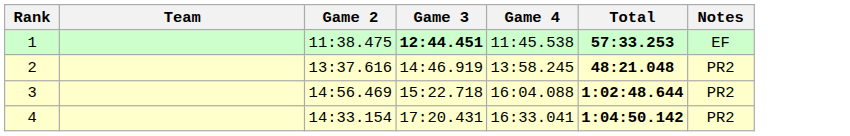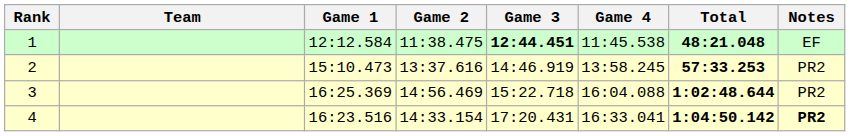+ column: (350, 17)
(632, 42) 57:33.253 -> (723, 42) 48:21.048
(632, 68) 48:21.048 -> (723, 68) 57:33.253
(721, 118) normal -> (812, 118) bold
